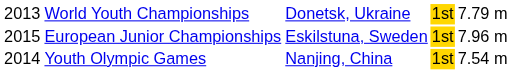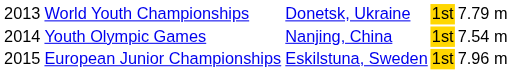rows swapped: (125, 59) <-> (163, 36)
